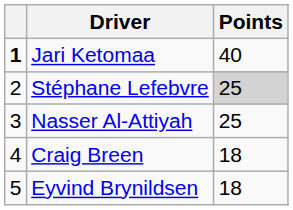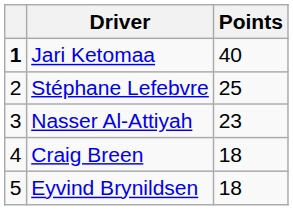(230, 88) lightgrey background -> (230, 88) no background
(230, 121) 25 -> (230, 121) 23
